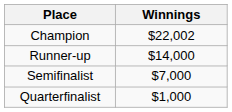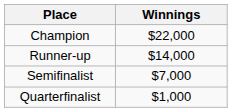(171, 35) $22,002 -> (171, 35) $22,000
